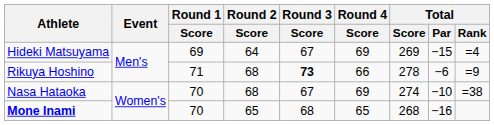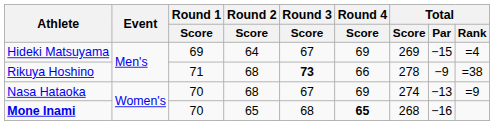(442, 72) −6 -> (442, 72) −9
(472, 72) =9 -> (472, 72) =38
(442, 92) −10 -> (442, 92) −13
(472, 92) =38 -> (472, 92) =9
(362, 111) normal -> (362, 111) bold
